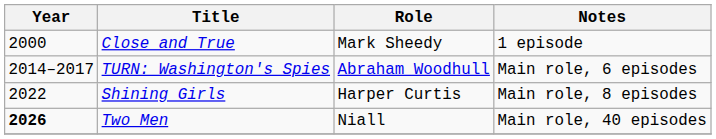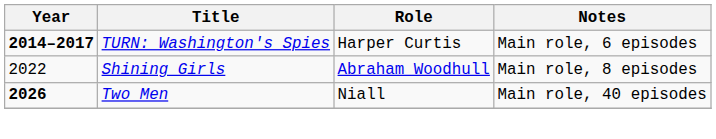- row: (168, 43)
(51, 69) normal -> (51, 43) bold
(414, 69) Abraham Woodhull -> (399, 43) Harper Curtis
(399, 95) Harper Curtis -> (414, 69) Abraham Woodhull
